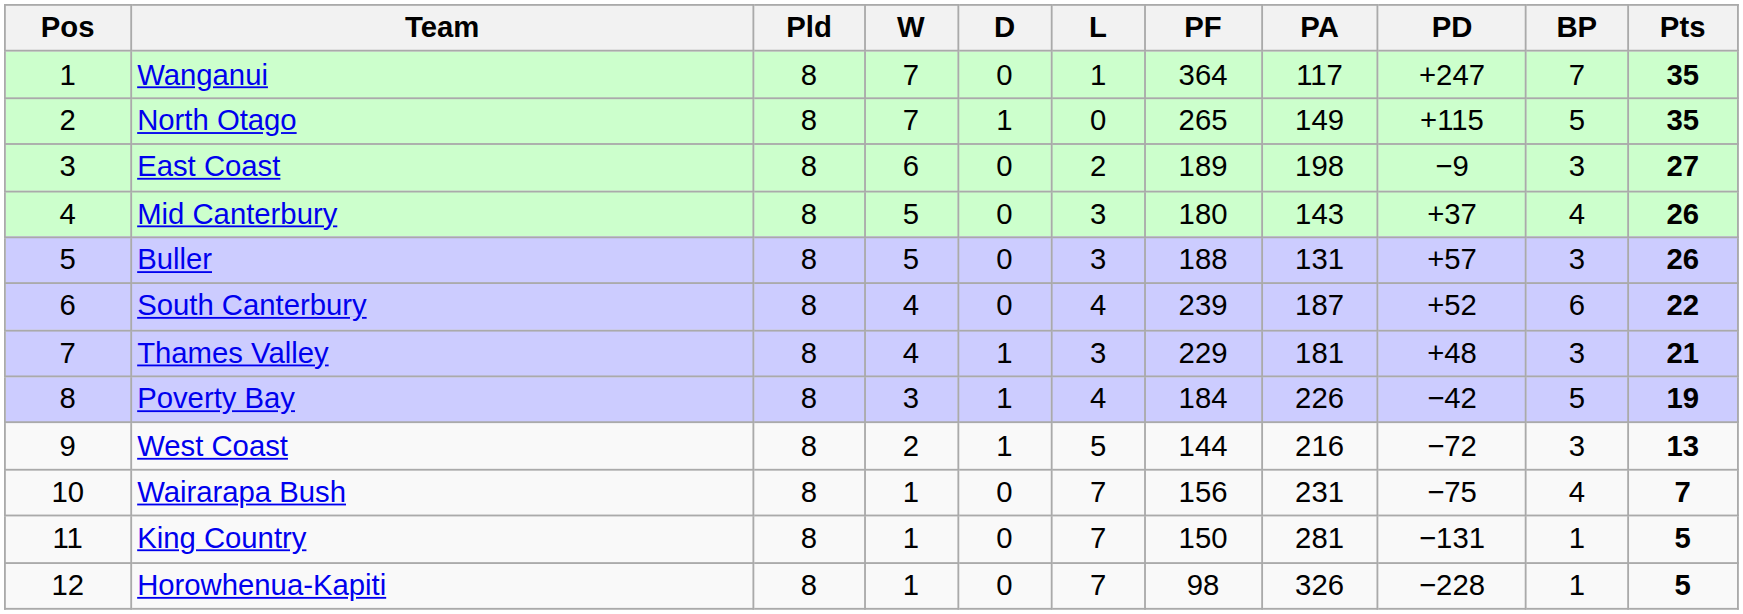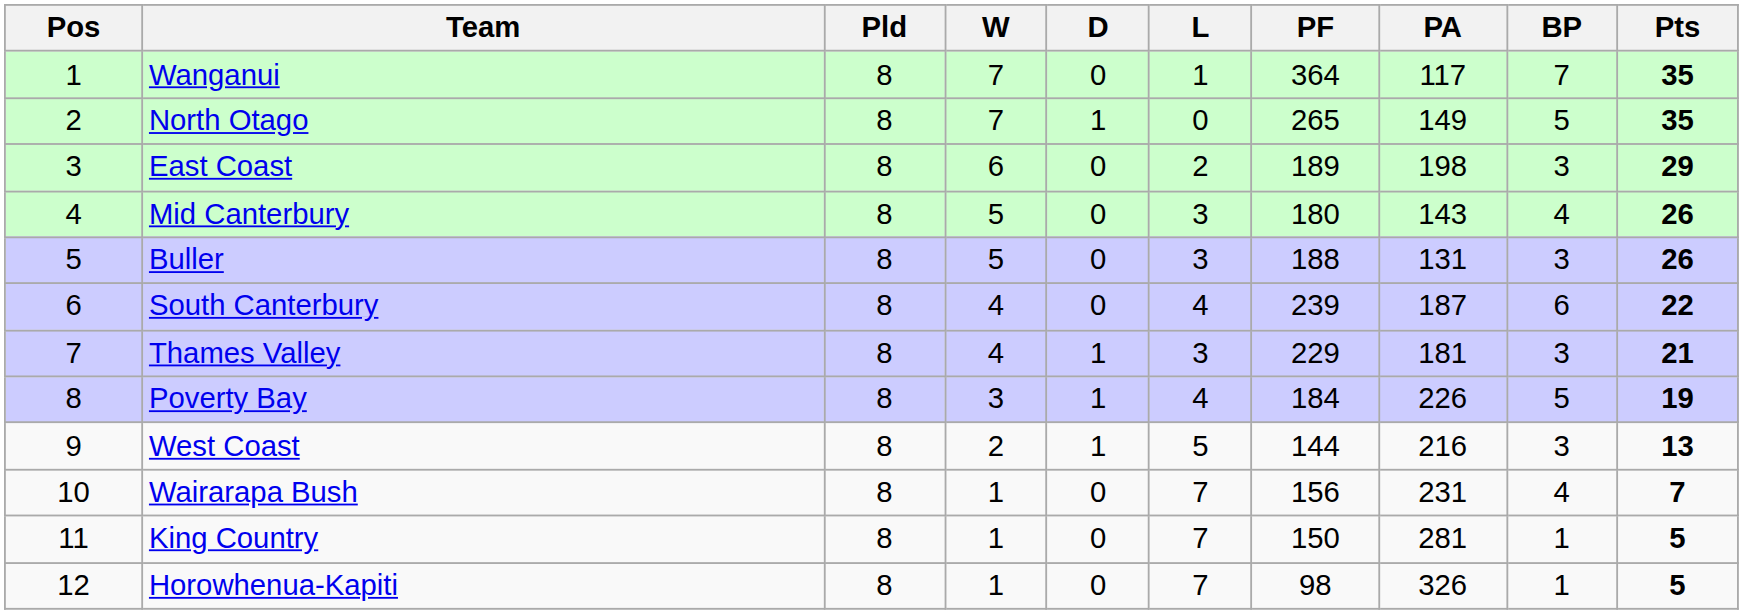- column: (1452, 27)
(1683, 167) 27 -> (1678, 167) 29
